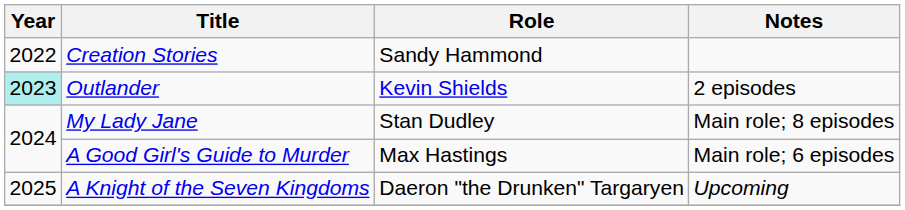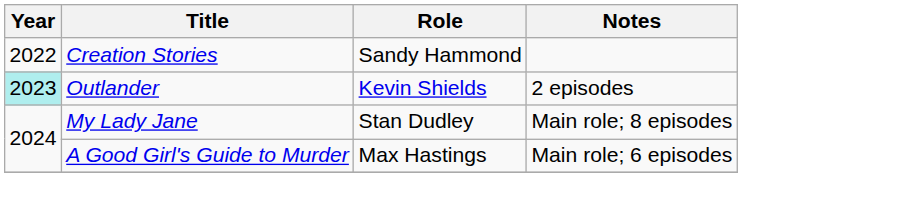- row: (218, 188)
